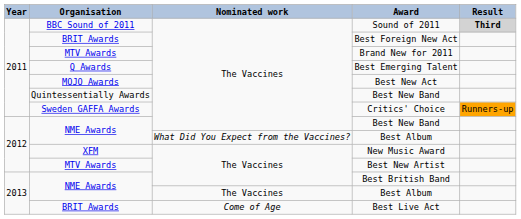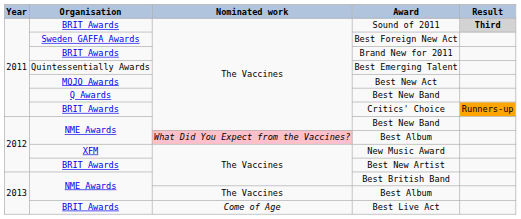(91, 25) BBC Sound of 2011 -> (91, 25) BRIT Awards
(91, 39) BRIT Awards -> (91, 39) Sweden GAFFA Awards
(91, 53) MTV Awards -> (91, 53) BRIT Awards
(91, 67) Q Awards -> (91, 67) Quintessentially Awards
(91, 95) Quintessentially Awards -> (91, 95) Q Awards
(91, 109) Sweden GAFFA Awards -> (91, 109) BRIT Awards
(252, 137) no background -> (252, 137) pink background
(91, 165) MTV Awards -> (91, 165) BRIT Awards
